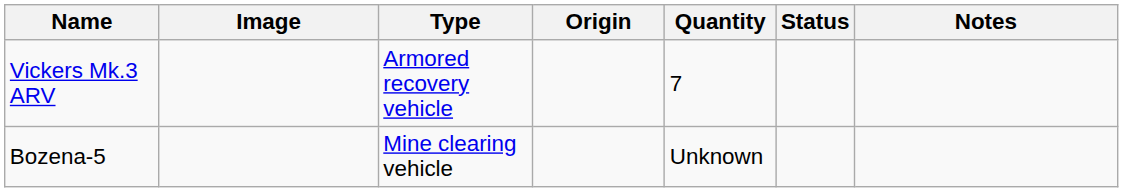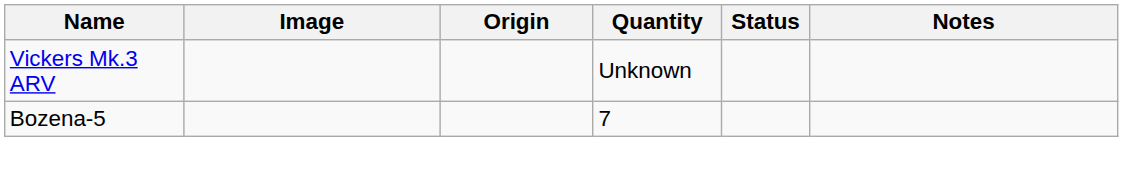- column: (455, 22)
(676, 82) 7 -> (645, 70) Unknown
(717, 156) Unknown -> (605, 118) 7
